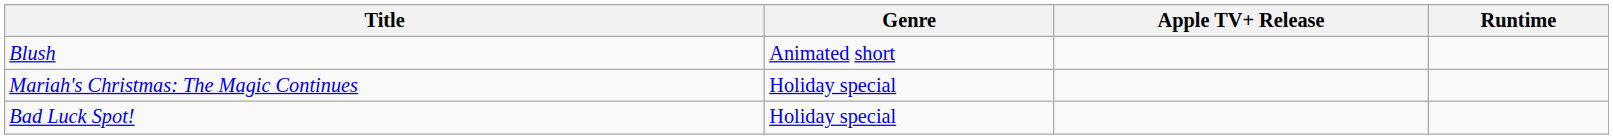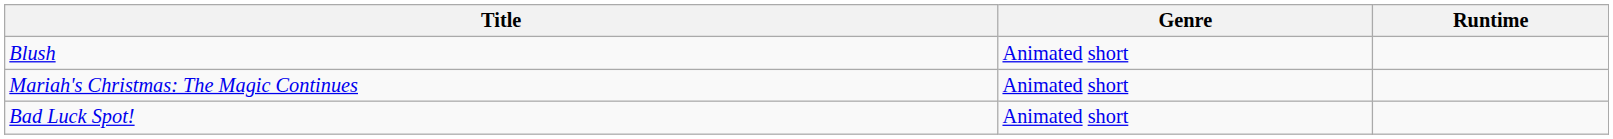- column: (1241, 20)
(833, 85) Holiday special -> (1065, 85) Animated short
(833, 117) Holiday special -> (1065, 117) Animated short
